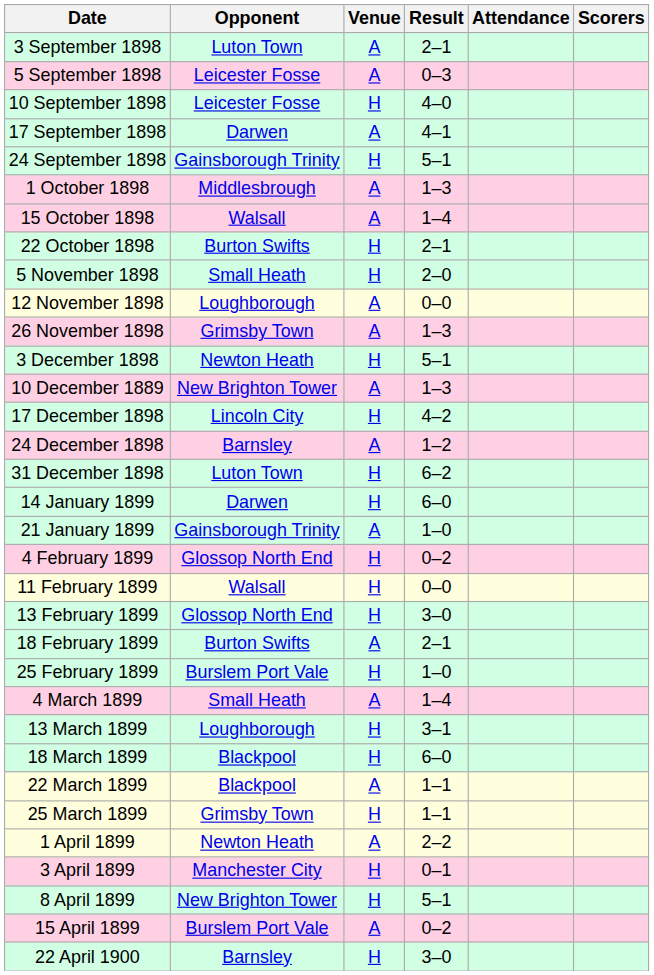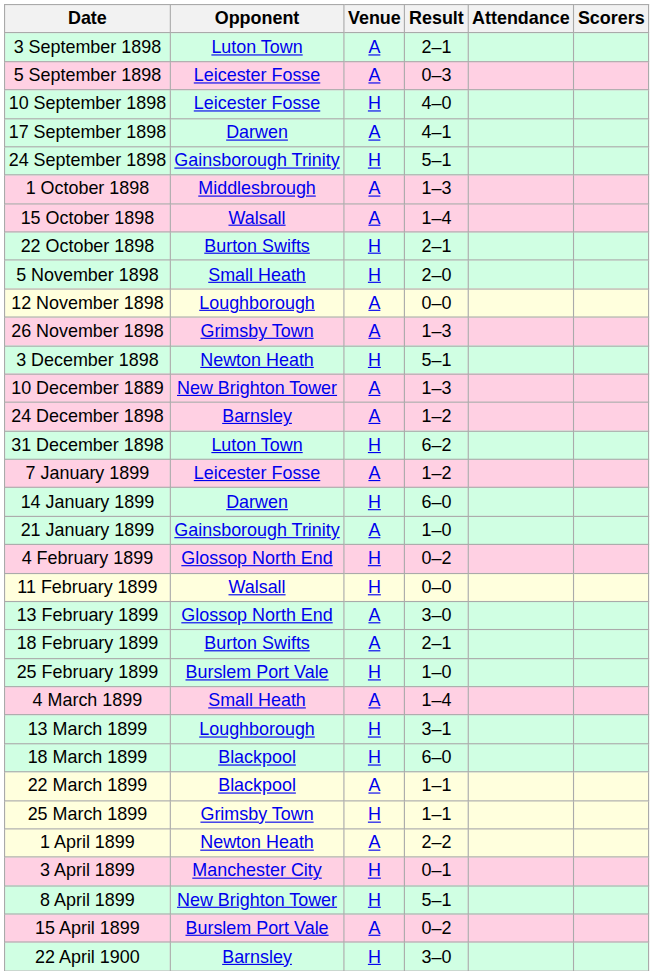- row: (87, 416)
+ row: (87, 473)
(374, 615) H -> (374, 615) A
